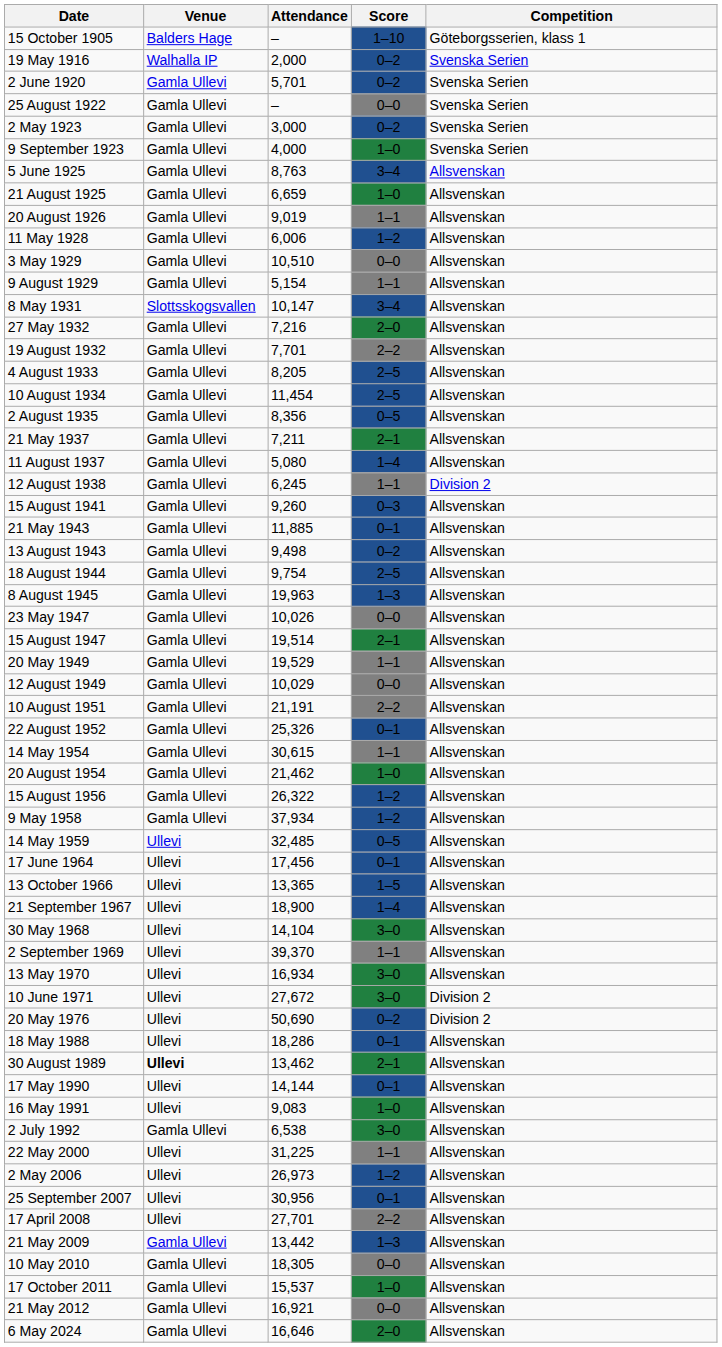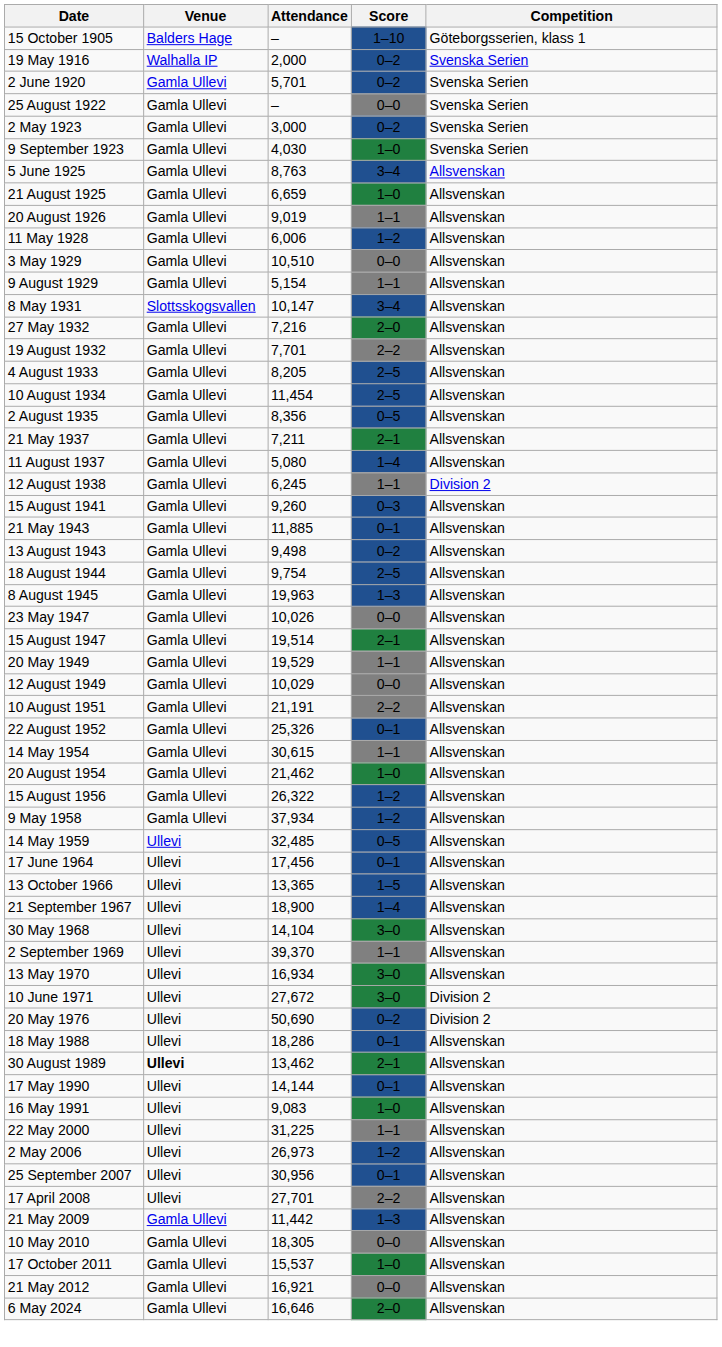(289, 150) 4,000 -> (289, 150) 4,030
- row: (44, 1131)
(292, 1242) 13,442 -> (292, 1220) 11,442
